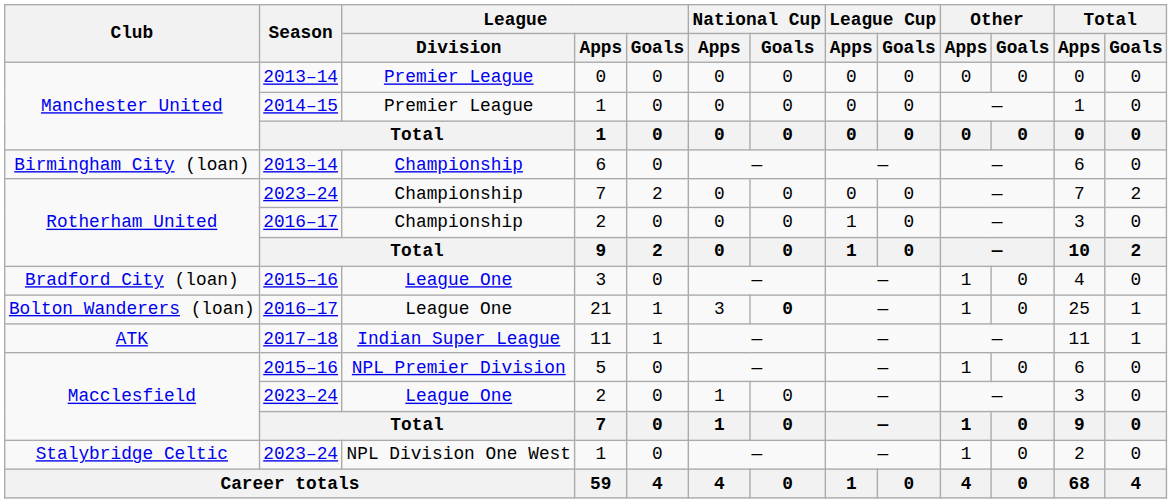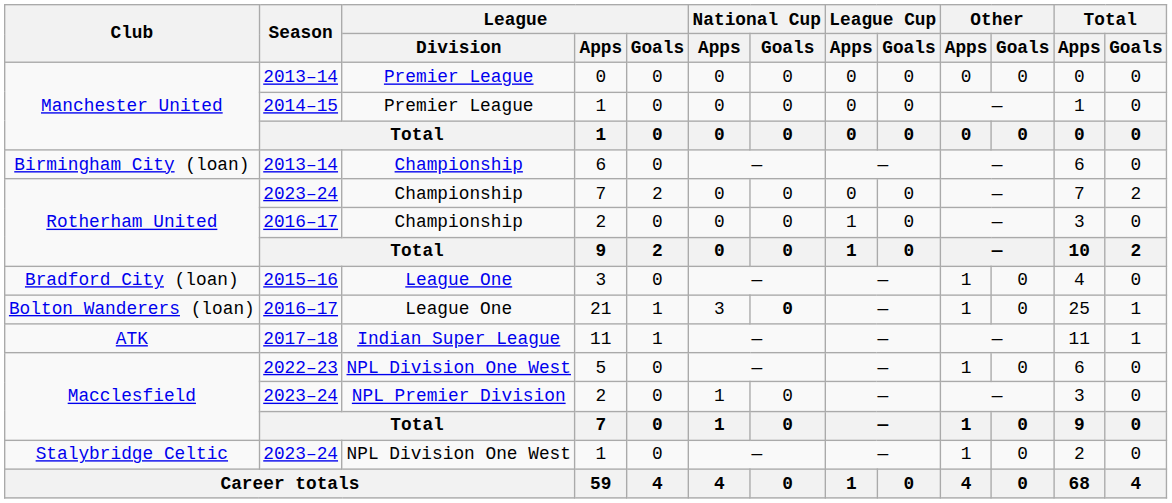(301, 368) 2015–16 -> (301, 368) 2022–23
(459, 368) NPL Premier Division -> (459, 368) NPL Division One West
(459, 397) League One -> (459, 397) NPL Premier Division
